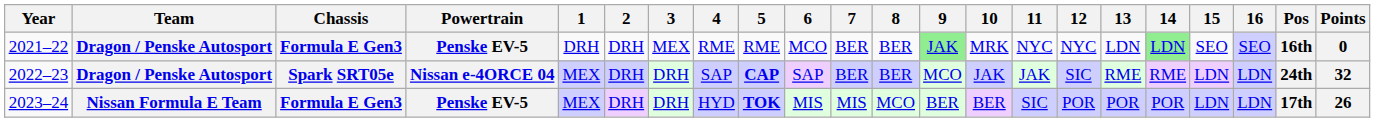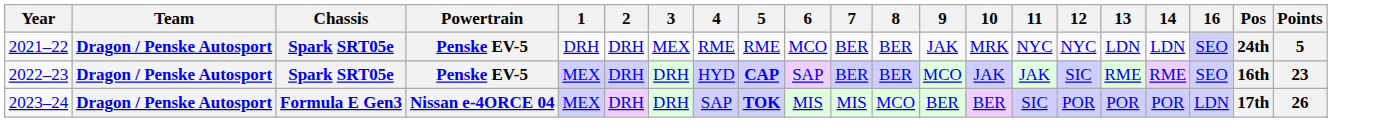- column: (1212, 18)
(341, 46) Formula E Gen3 -> (341, 46) Spark SRT05e
(942, 46) lightgreen background -> (942, 46) no background
(1168, 46) lightgreen background -> (1168, 46) no background
(1296, 46) 16th -> (1253, 46) 24th
(1343, 46) 0 -> (1300, 46) 5
(482, 74) Nissan e-4ORCE 04 -> (482, 74) Penske EV-5
(716, 74) SAP -> (716, 74) HYD
(1255, 74) LDN -> (1212, 74) SEO
(1296, 74) 24th -> (1253, 74) 16th
(1343, 74) 32 -> (1300, 74) 23
(174, 102) Nissan Formula E Team -> (174, 102) Dragon / Penske Autosport
(482, 102) Penske EV-5 -> (482, 102) Nissan e-4ORCE 04
(716, 102) HYD -> (716, 102) SAP
